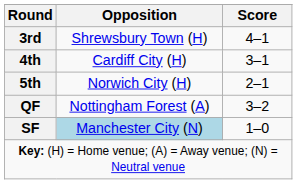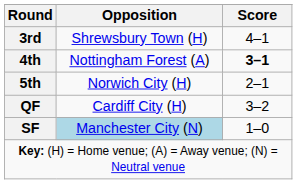(139, 60) Cardiff City (H) -> (139, 60) Nottingham Forest (A)
(257, 60) normal -> (257, 60) bold
(139, 106) Nottingham Forest (A) -> (139, 106) Cardiff City (H)
